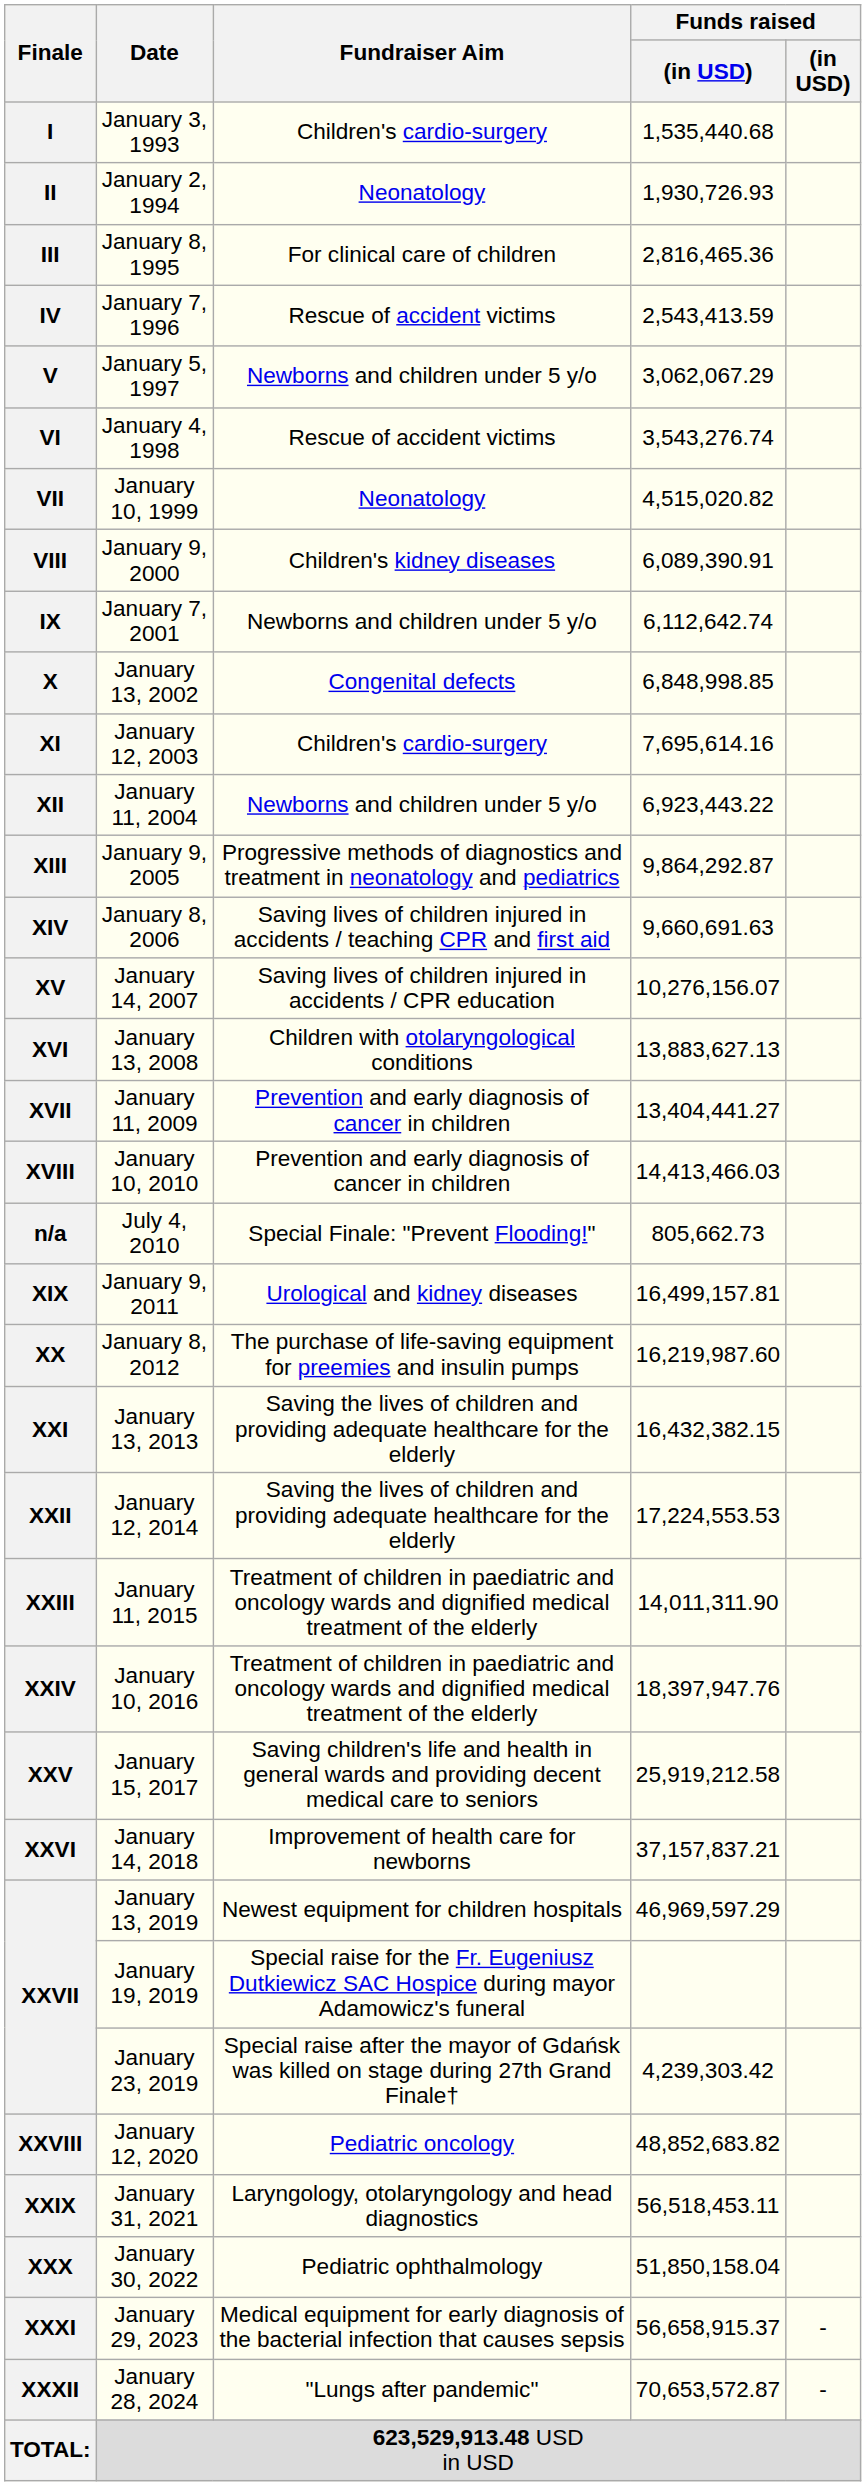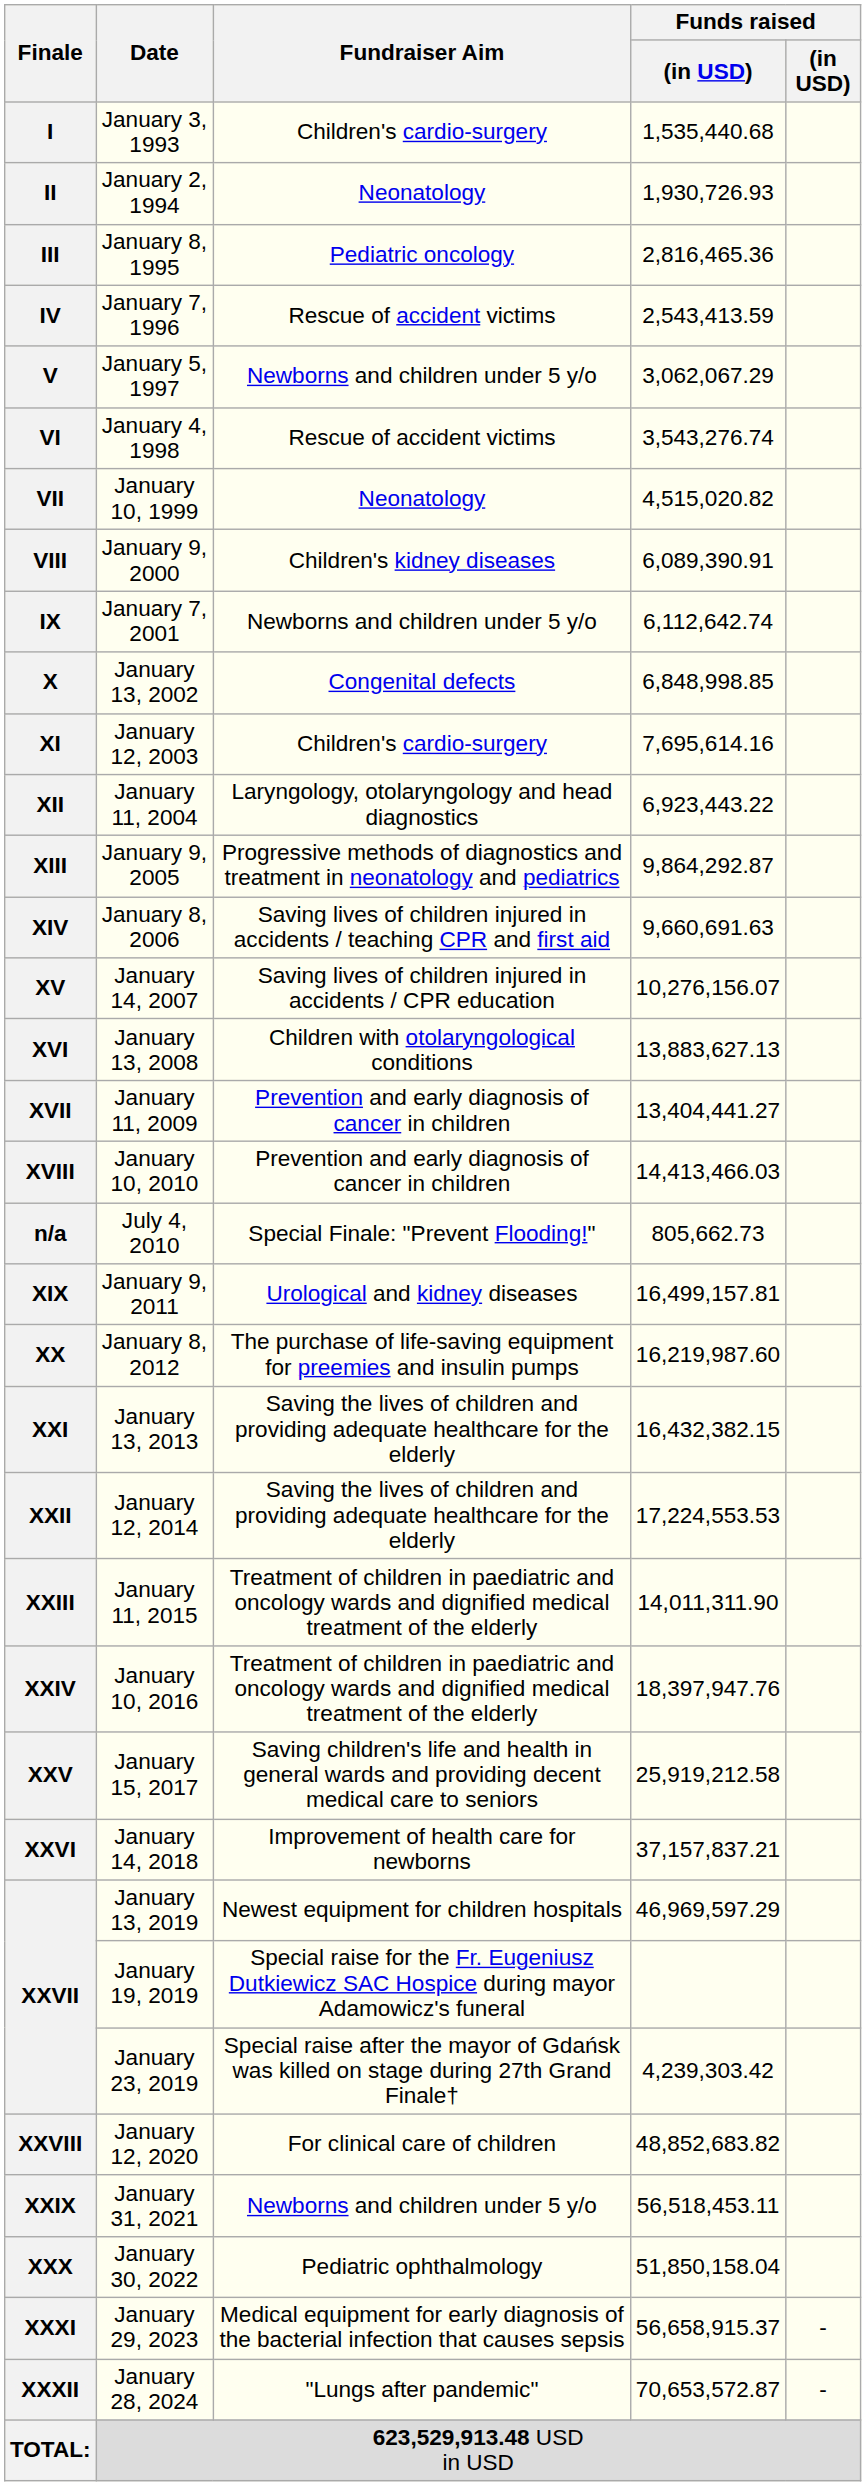(422, 254) For clinical care of children -> (422, 254) Pediatric oncology
(422, 804) Newborns and children under 5 y/o -> (422, 804) Laryngology, otolaryngology and head diagnostics
(422, 2144) Pediatric oncology -> (422, 2144) For clinical care of children
(422, 2205) Laryngology, otolaryngology and head diagnostics -> (422, 2205) Newborns and children under 5 y/o
